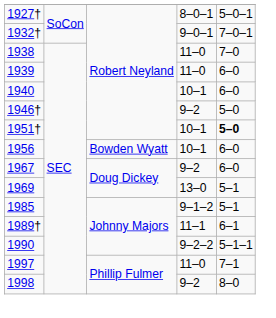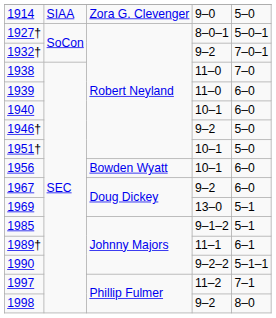+ row: (21, 14)
(196, 33) 9–0–1 -> (205, 52) 9–2
(229, 129) bold -> (245, 149) normal
(193, 264) 11–0 -> (208, 284) 11–2
